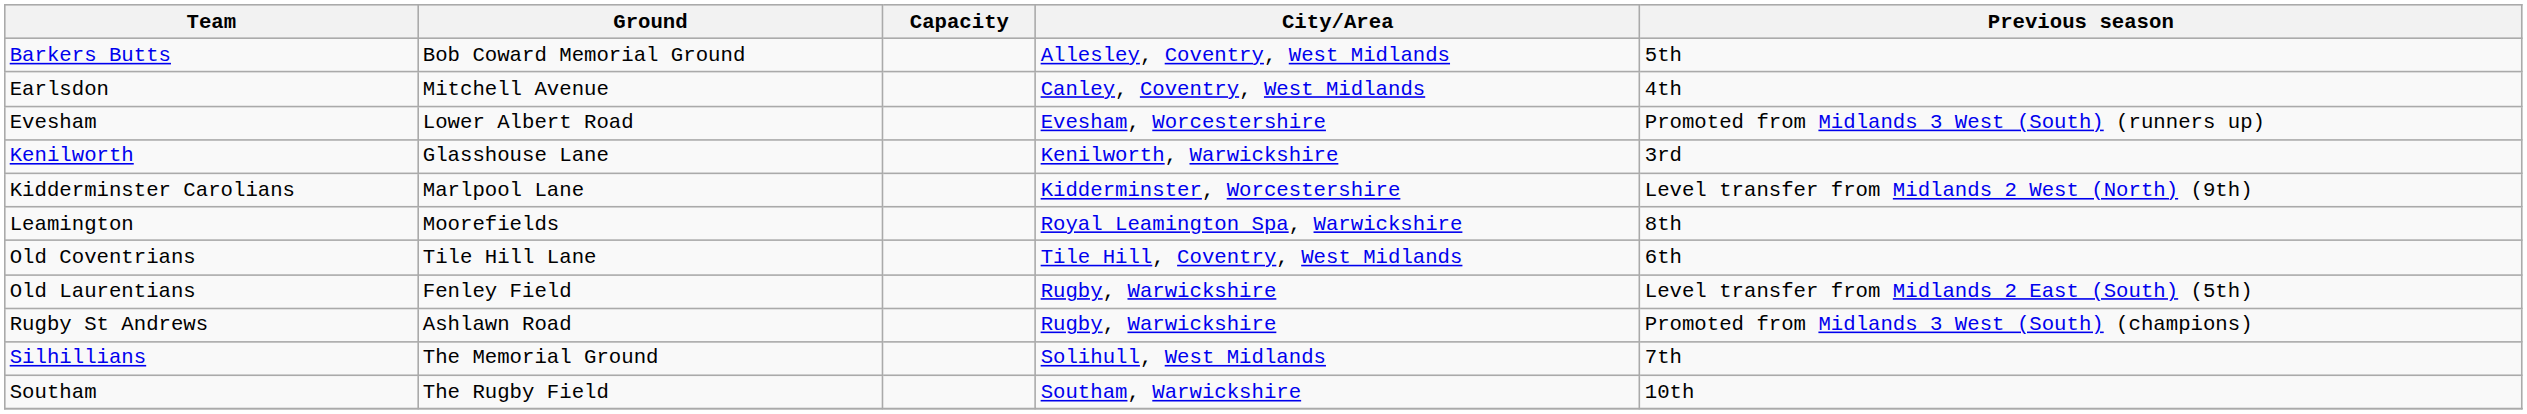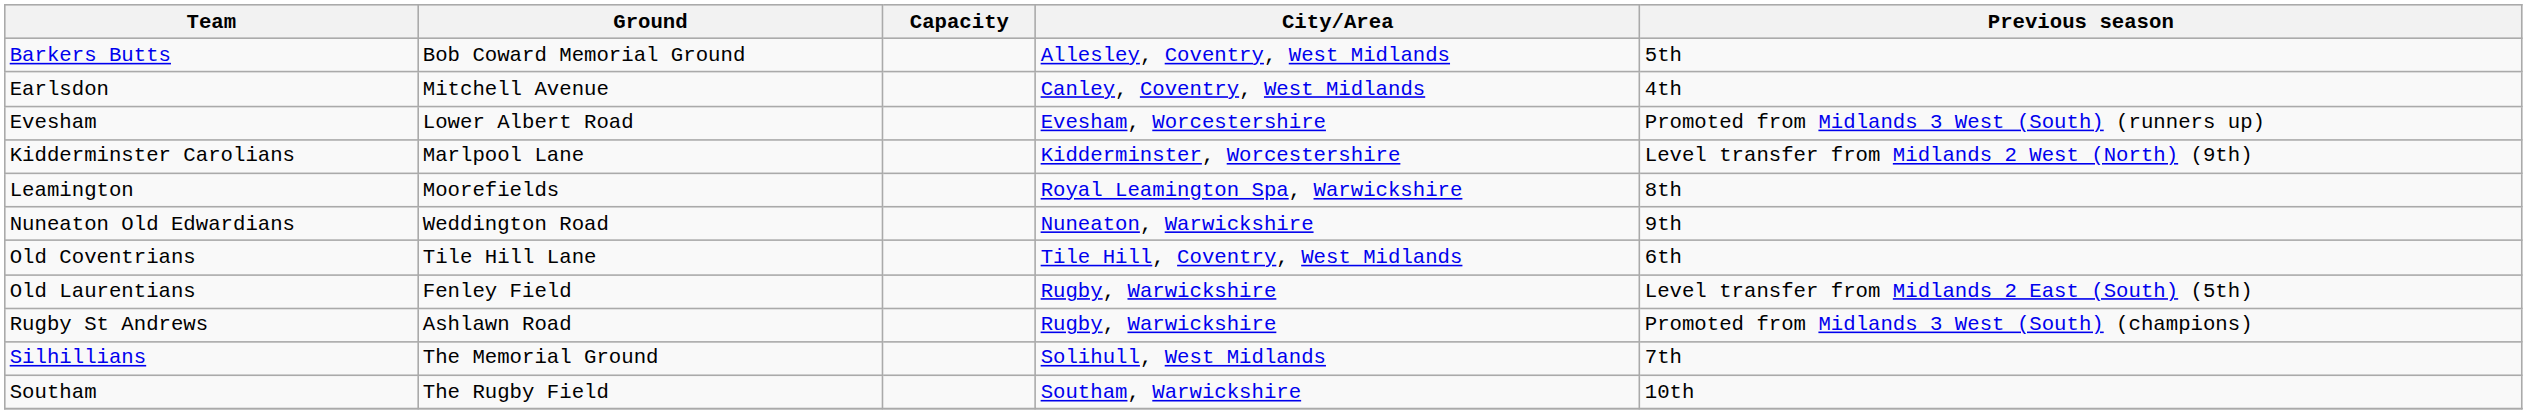- row: (72, 156)
+ row: (152, 224)
